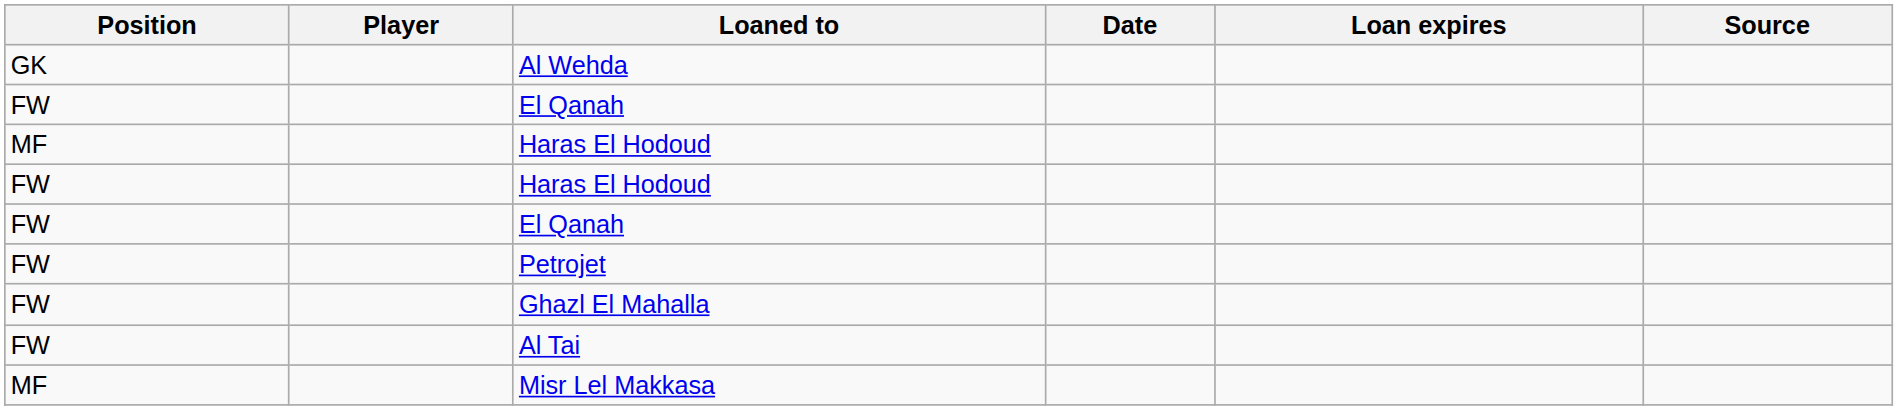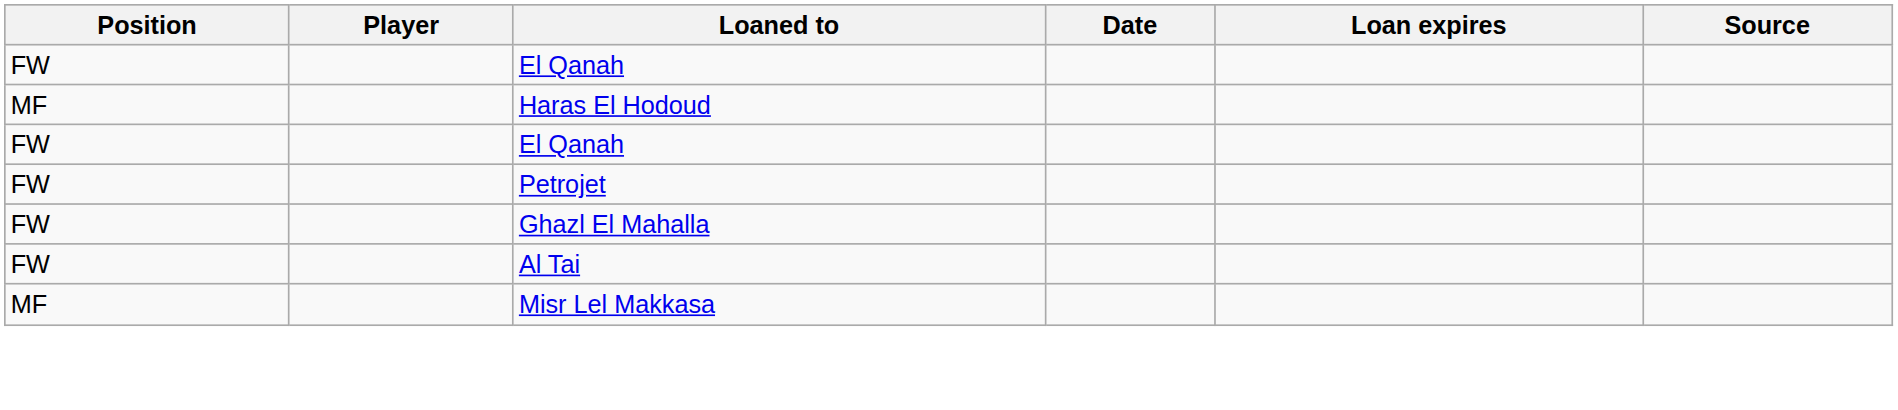- row: (29, 65)
- row: (30, 185)
